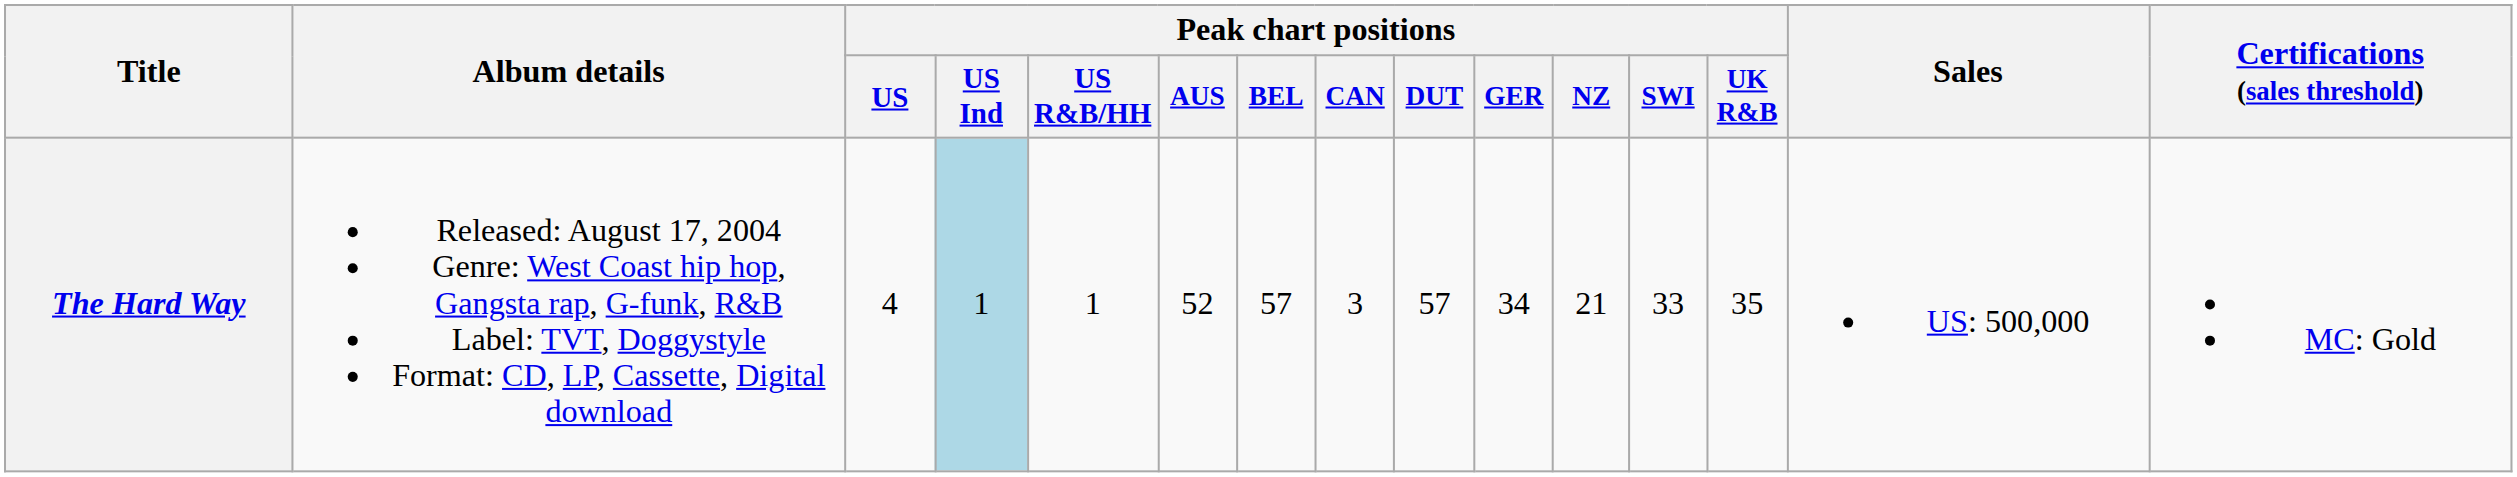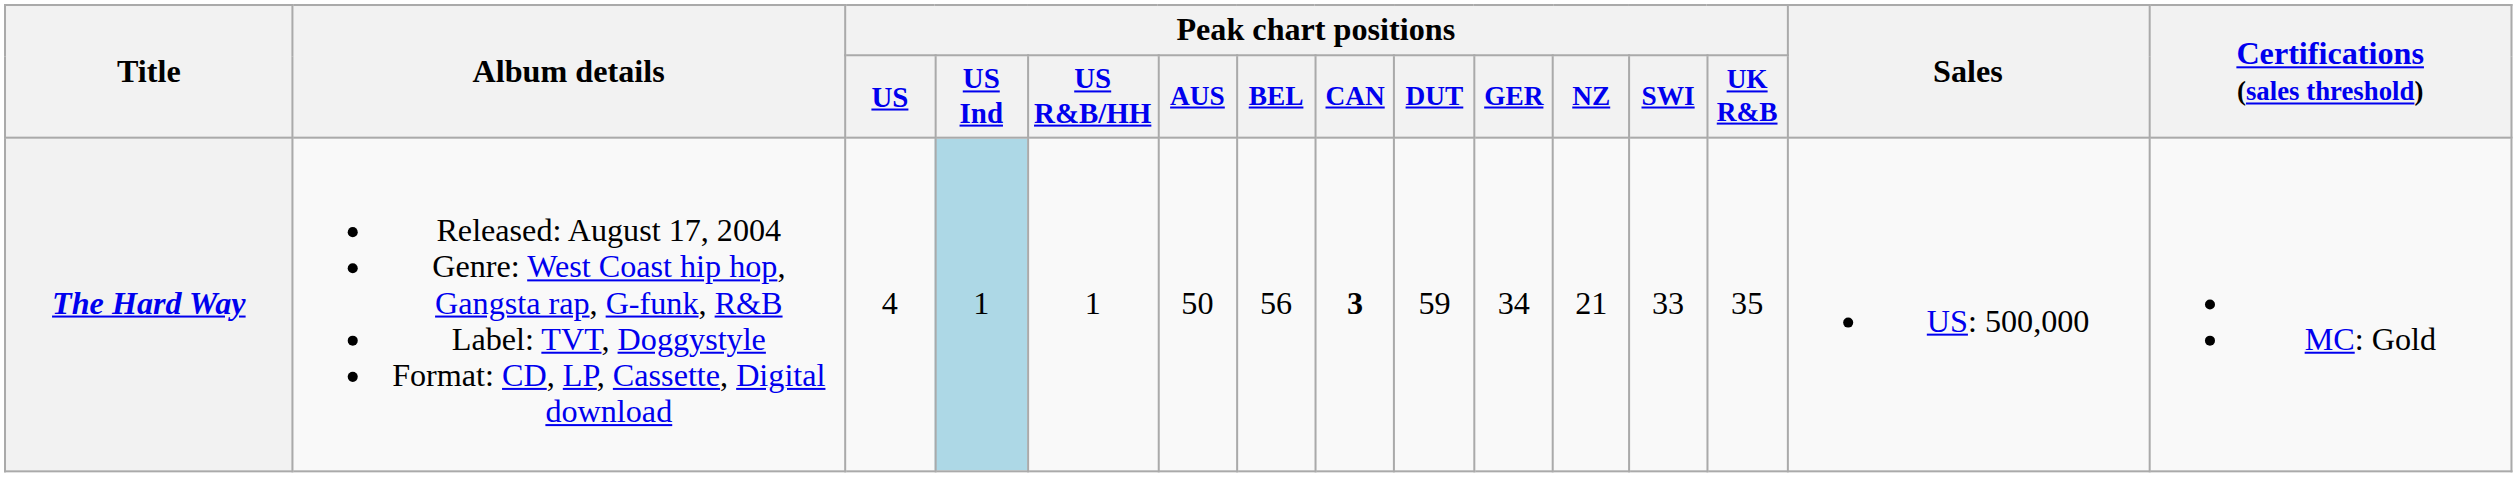(1197, 303) 52 -> (1197, 303) 50
(1276, 303) 57 -> (1276, 303) 56
(1355, 303) normal -> (1355, 303) bold
(1434, 303) 57 -> (1434, 303) 59
